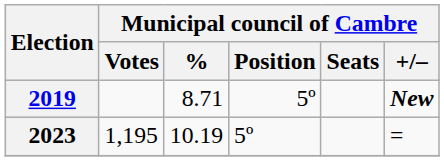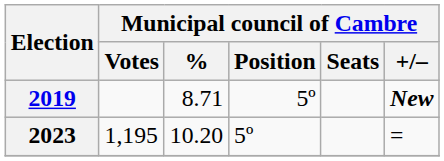(197, 135) 10.19 -> (197, 135) 10.20
